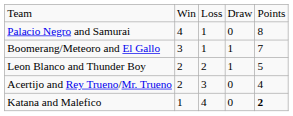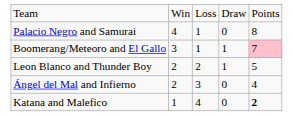(260, 48) no background -> (254, 48) pink background
+ row: (75, 84)
- row: (90, 84)
